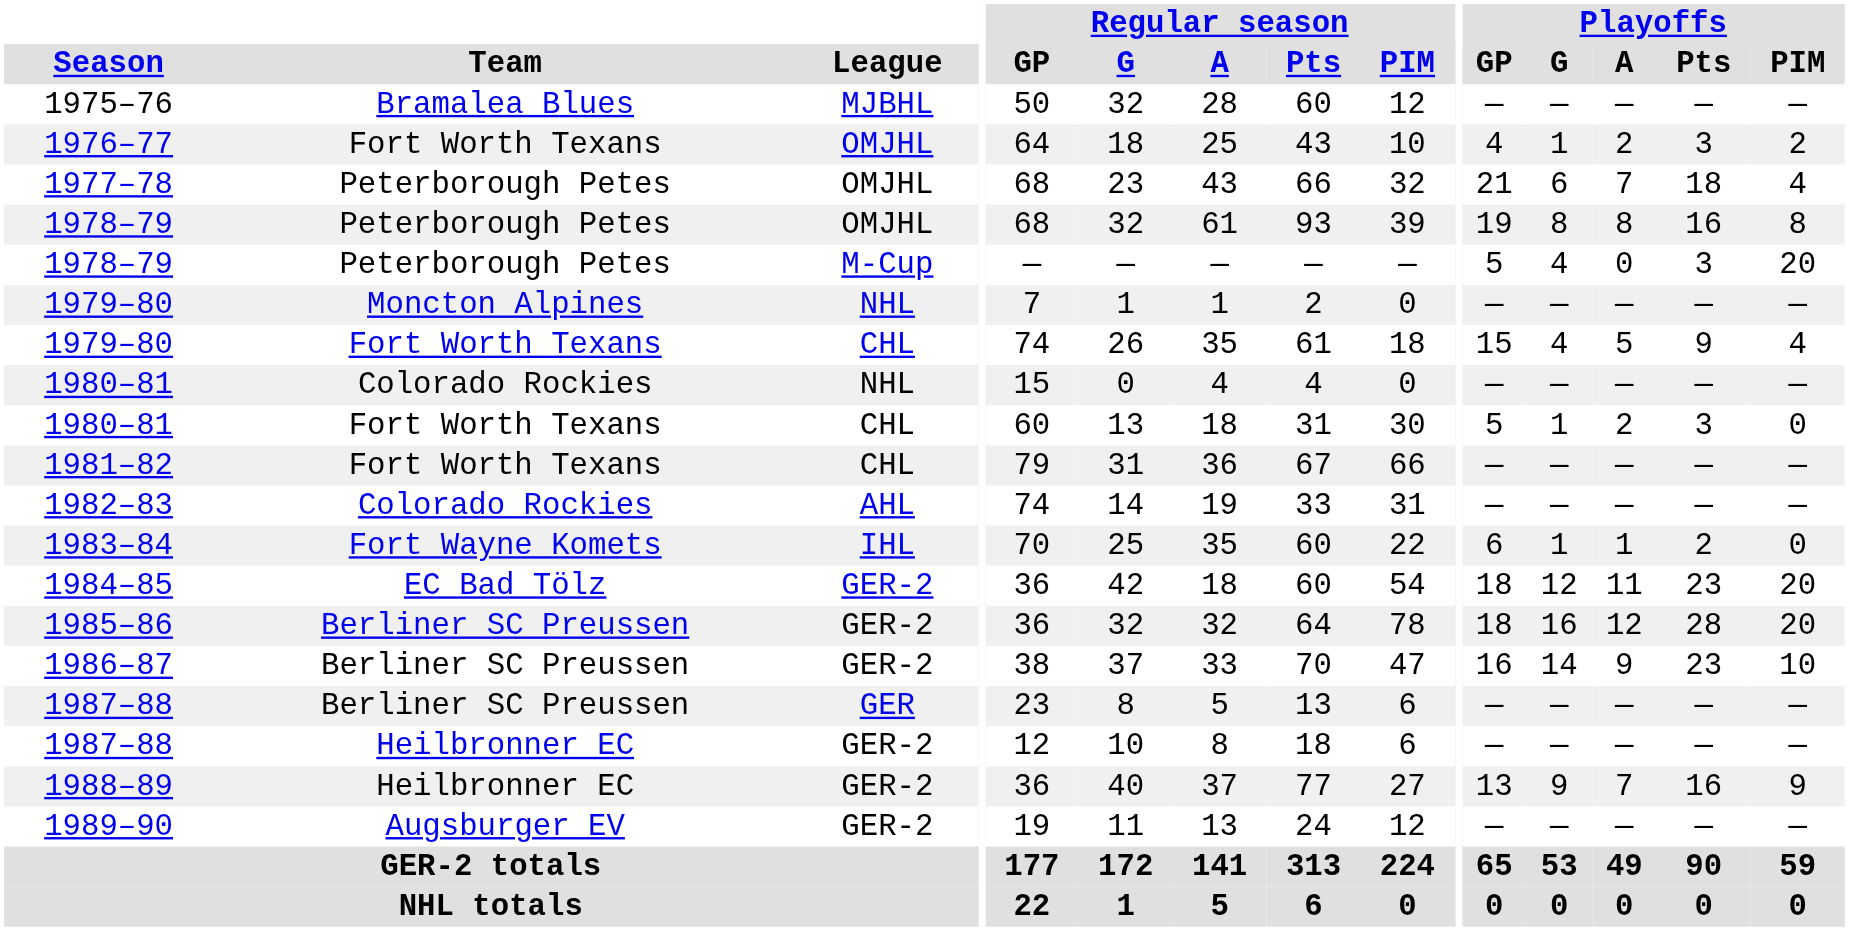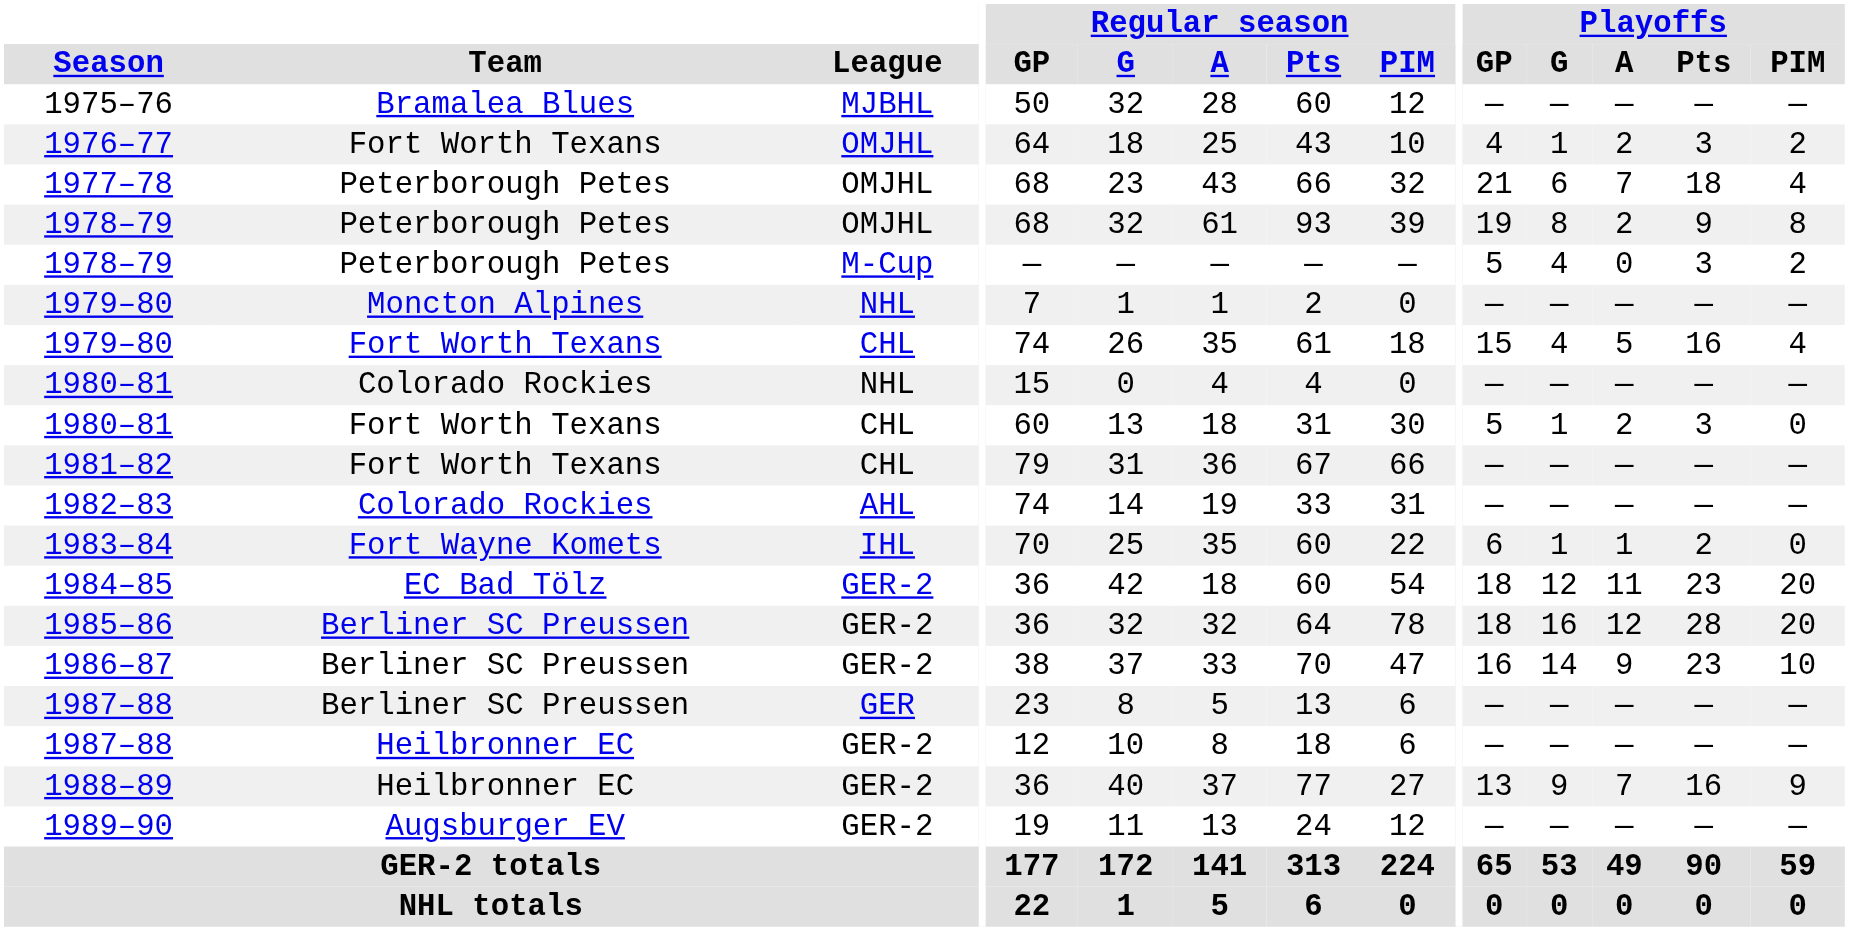(1624, 225) 8 -> (1624, 225) 2
(1704, 225) 16 -> (1704, 225) 9
(1798, 265) 20 -> (1798, 265) 2
(1704, 345) 9 -> (1704, 345) 16
